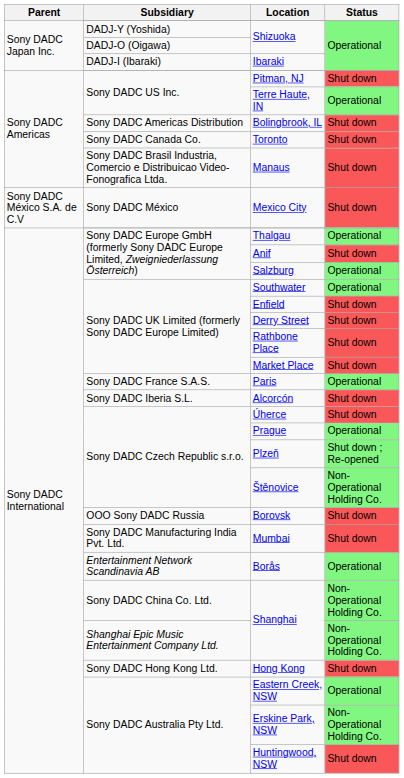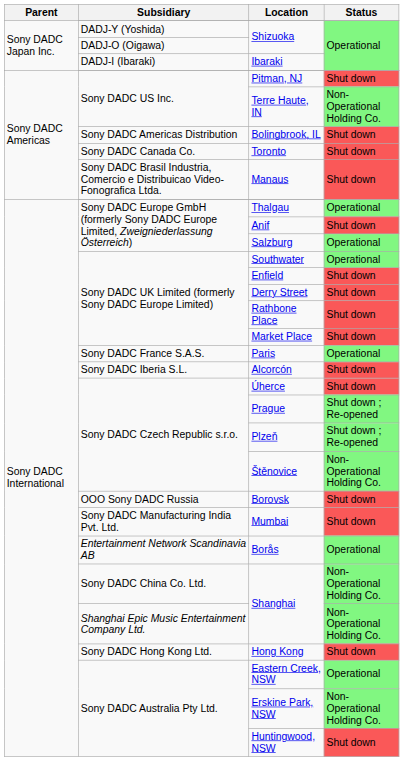(354, 101) Operational -> (354, 106) Non-Operational Holding Co.
- row: (132, 207)
(354, 431) Operational -> (354, 409) Shut down ; Re-opened
